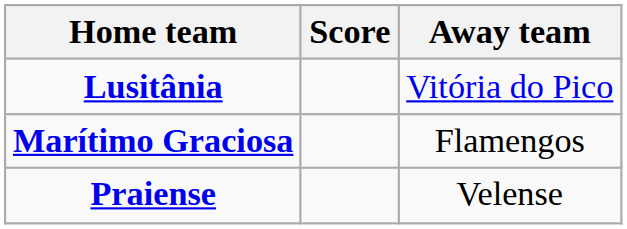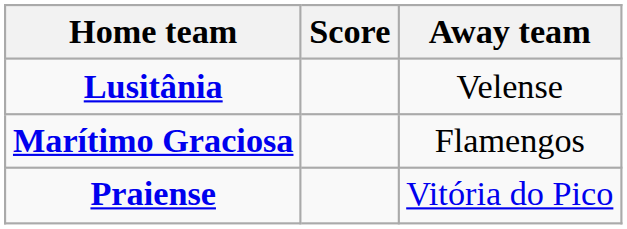(510, 85) Vitória do Pico -> (510, 85) Velense
(510, 194) Velense -> (510, 194) Vitória do Pico
